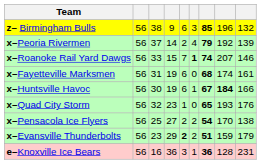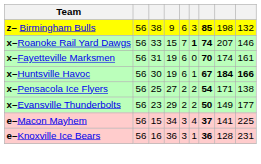(225, 27) 196 -> (225, 27) 198
- row: (48, 43)
(207, 74) 68 -> (207, 58) 70
(246, 89) normal -> (246, 74) bold
- row: (48, 105)
(225, 120) 170 -> (225, 89) 171
(184, 136) bold -> (184, 105) normal
(207, 136) 51 -> (207, 105) 50
(225, 136) 159 -> (225, 105) 149
(246, 136) 179 -> (246, 105) 177
+ row: (47, 120)
